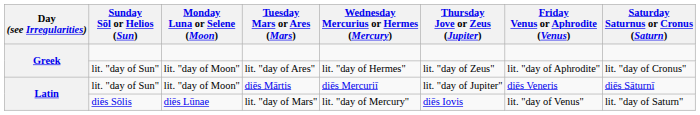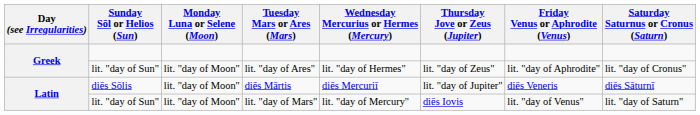(125, 85) lit. "day of Sun" -> (112, 85) diēs Sōlis
(112, 102) diēs Sōlis -> (125, 102) lit. "day of Sun"
(186, 102) diēs Lūnae -> (202, 102) lit. "day of Moon"
